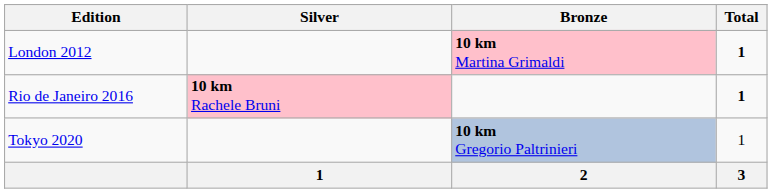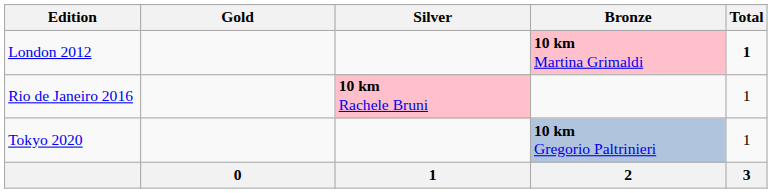+ column: (238, 17)
(741, 96) bold -> (747, 96) normal
